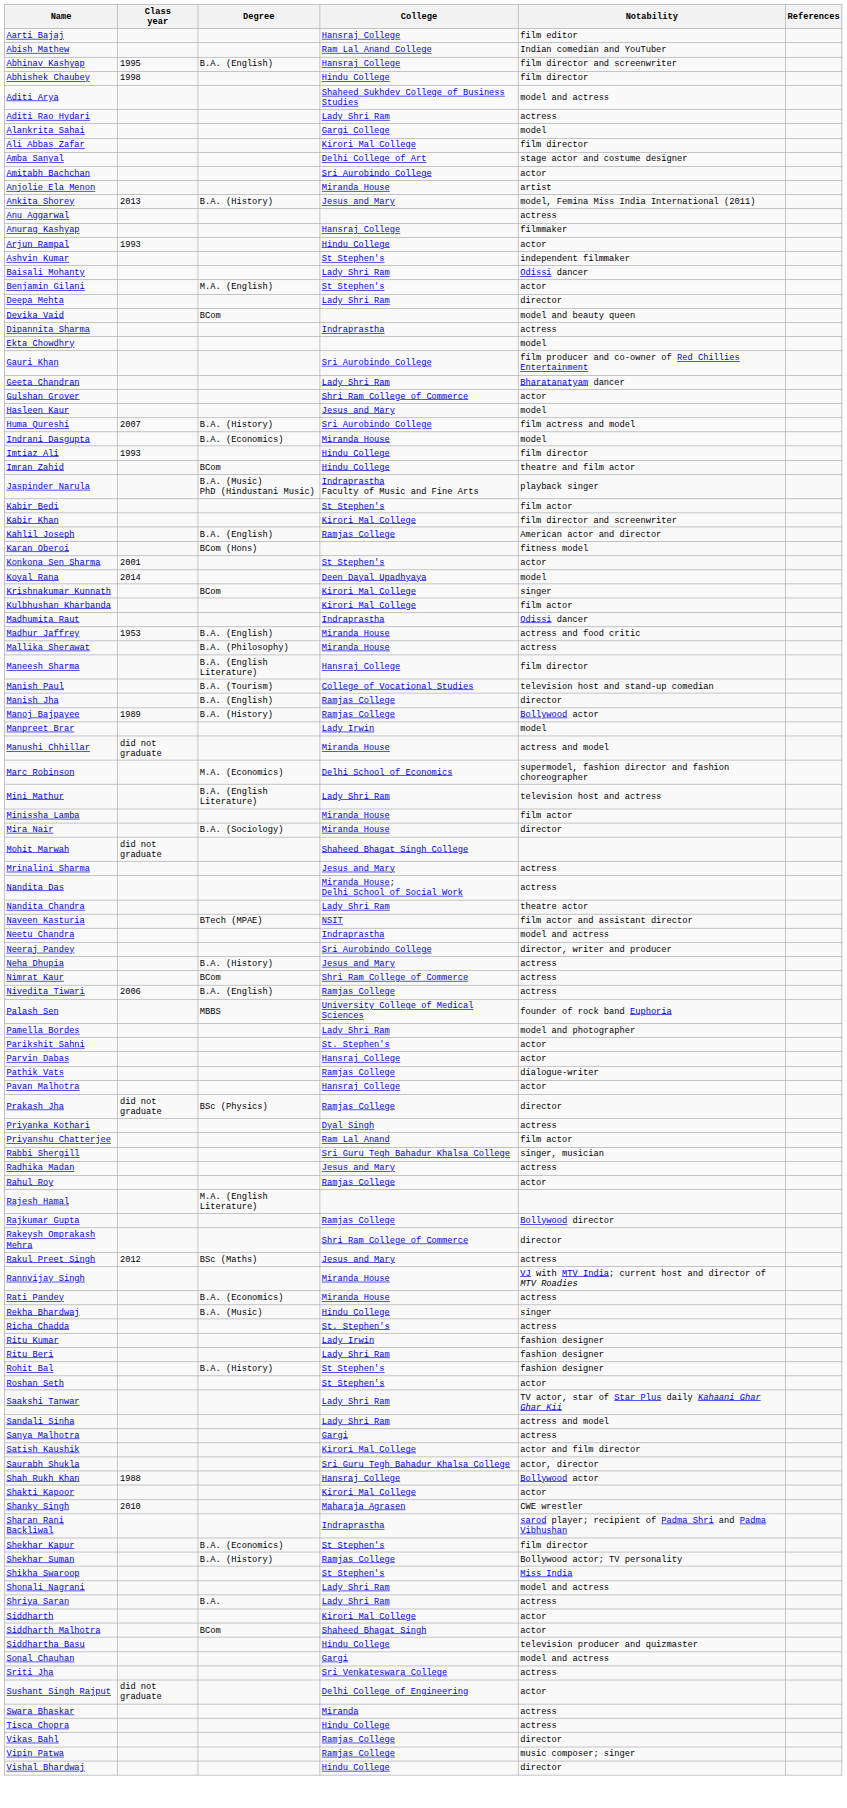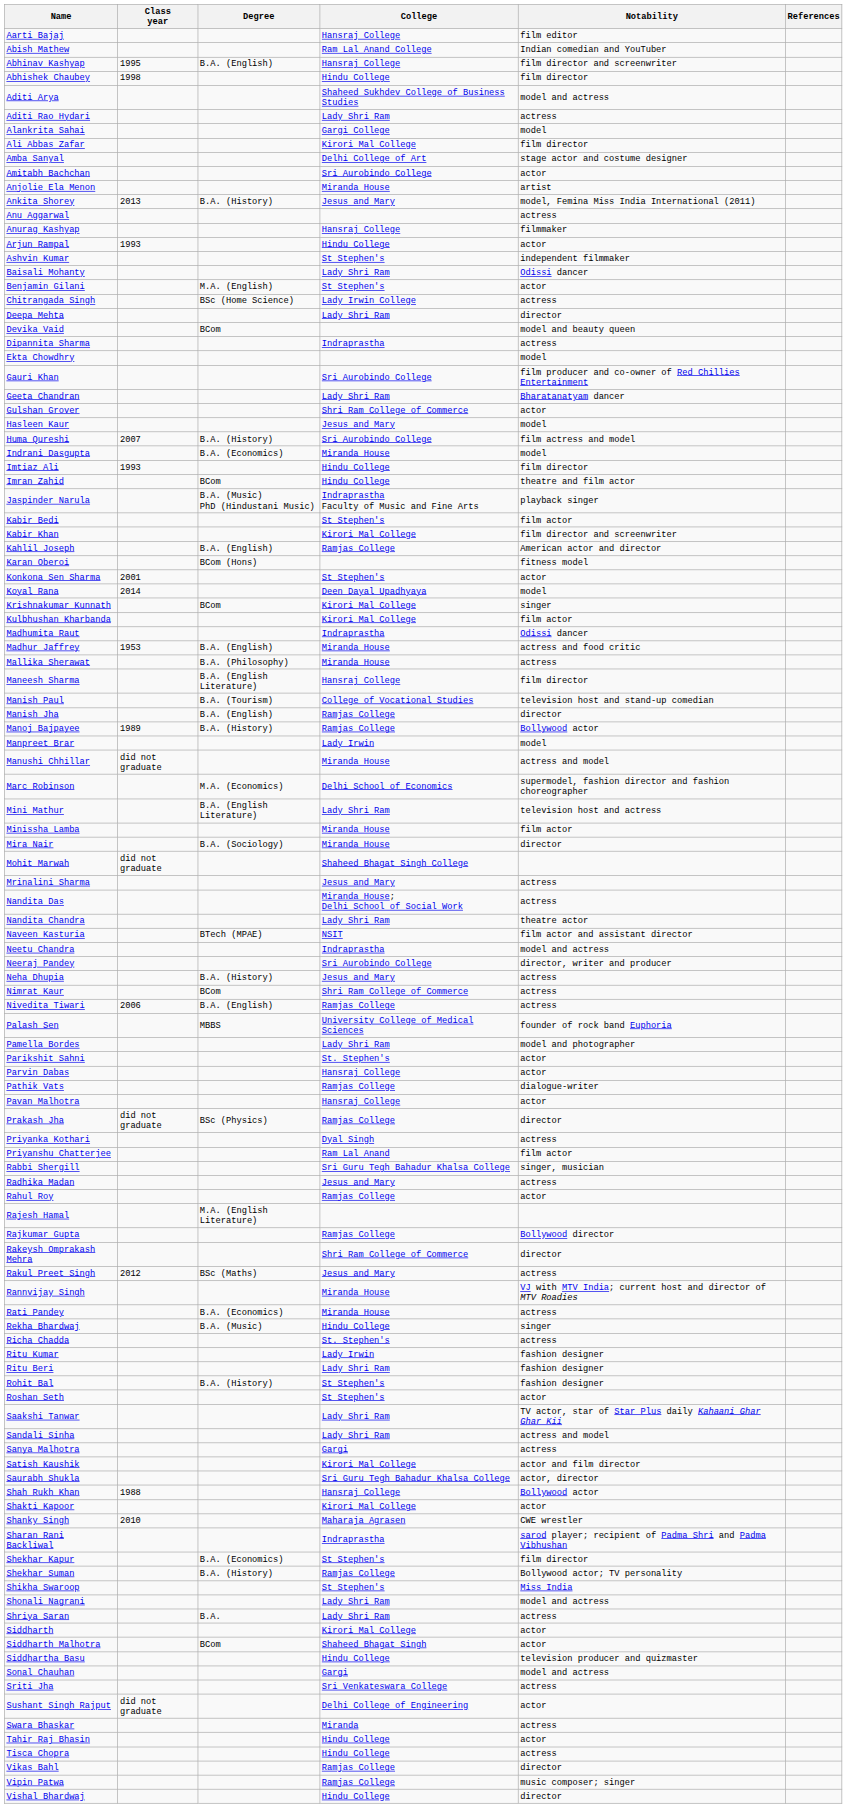+ row: (51, 301)
+ row: (48, 1740)
